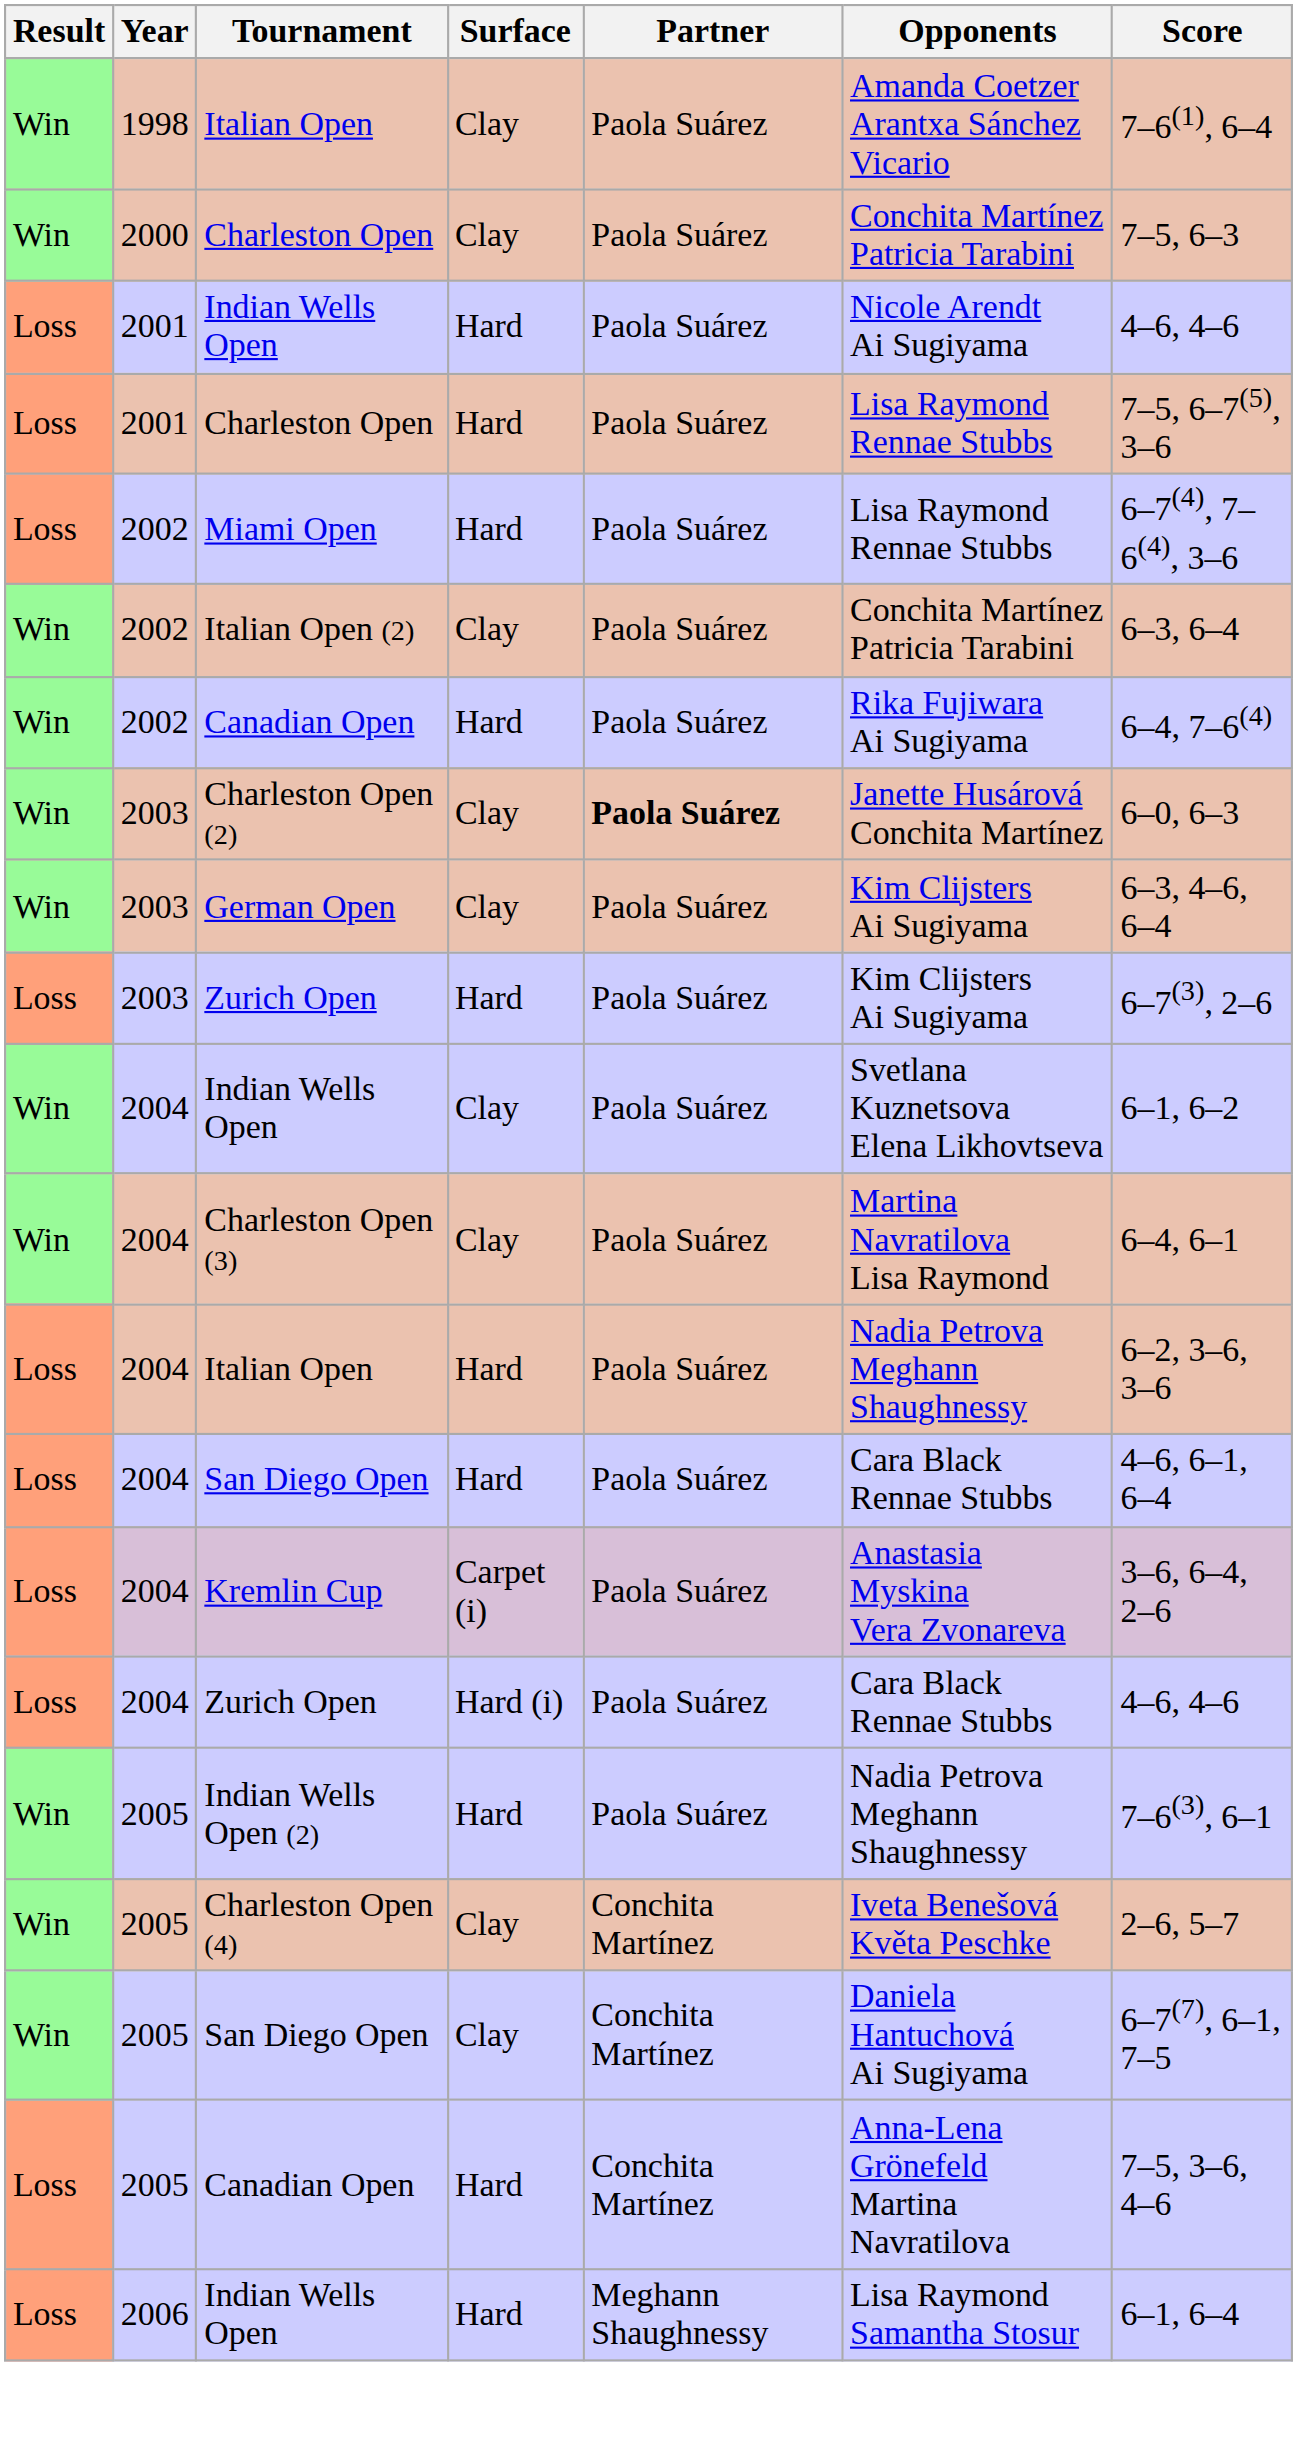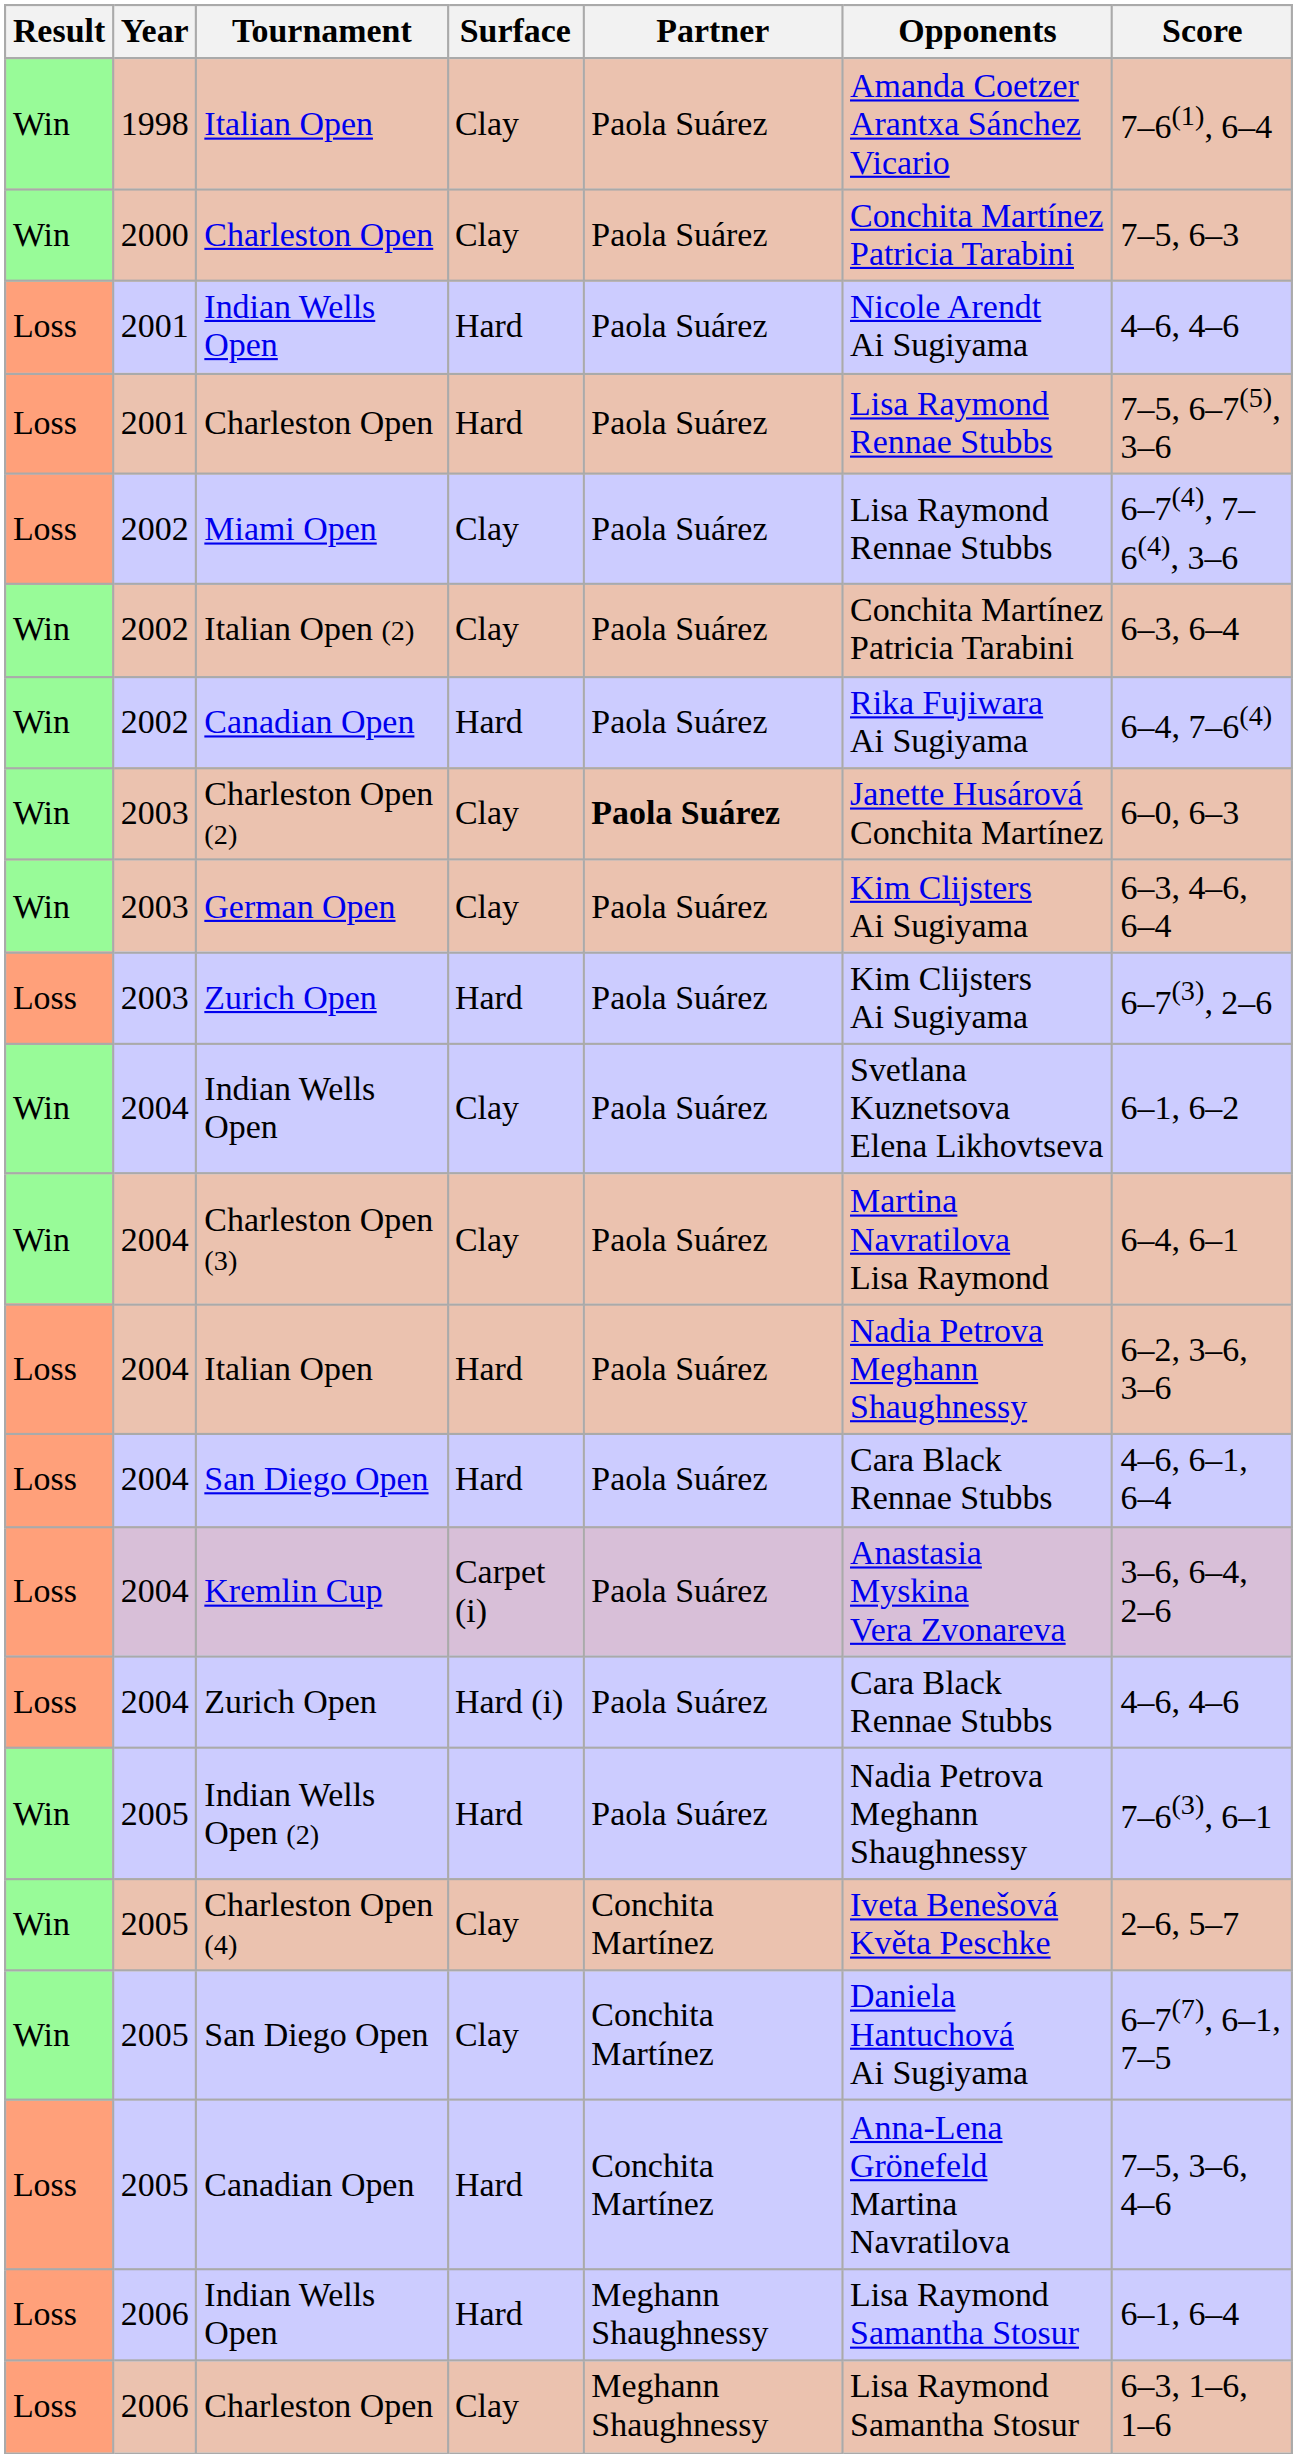(489, 528) Hard -> (487, 528) Clay
+ row: (155, 2406)
